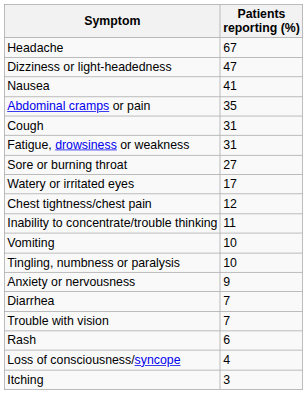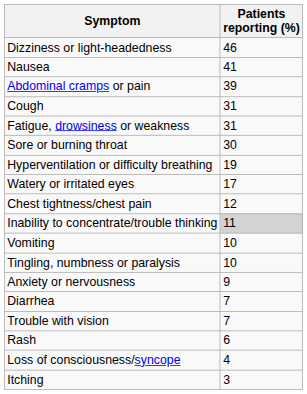- row: (35, 47)
(230, 67) 47 -> (230, 47) 46
(230, 106) 35 -> (230, 86) 39
(230, 164) 27 -> (230, 145) 30
+ row: (110, 164)
(230, 223) no background -> (230, 223) lightgrey background
